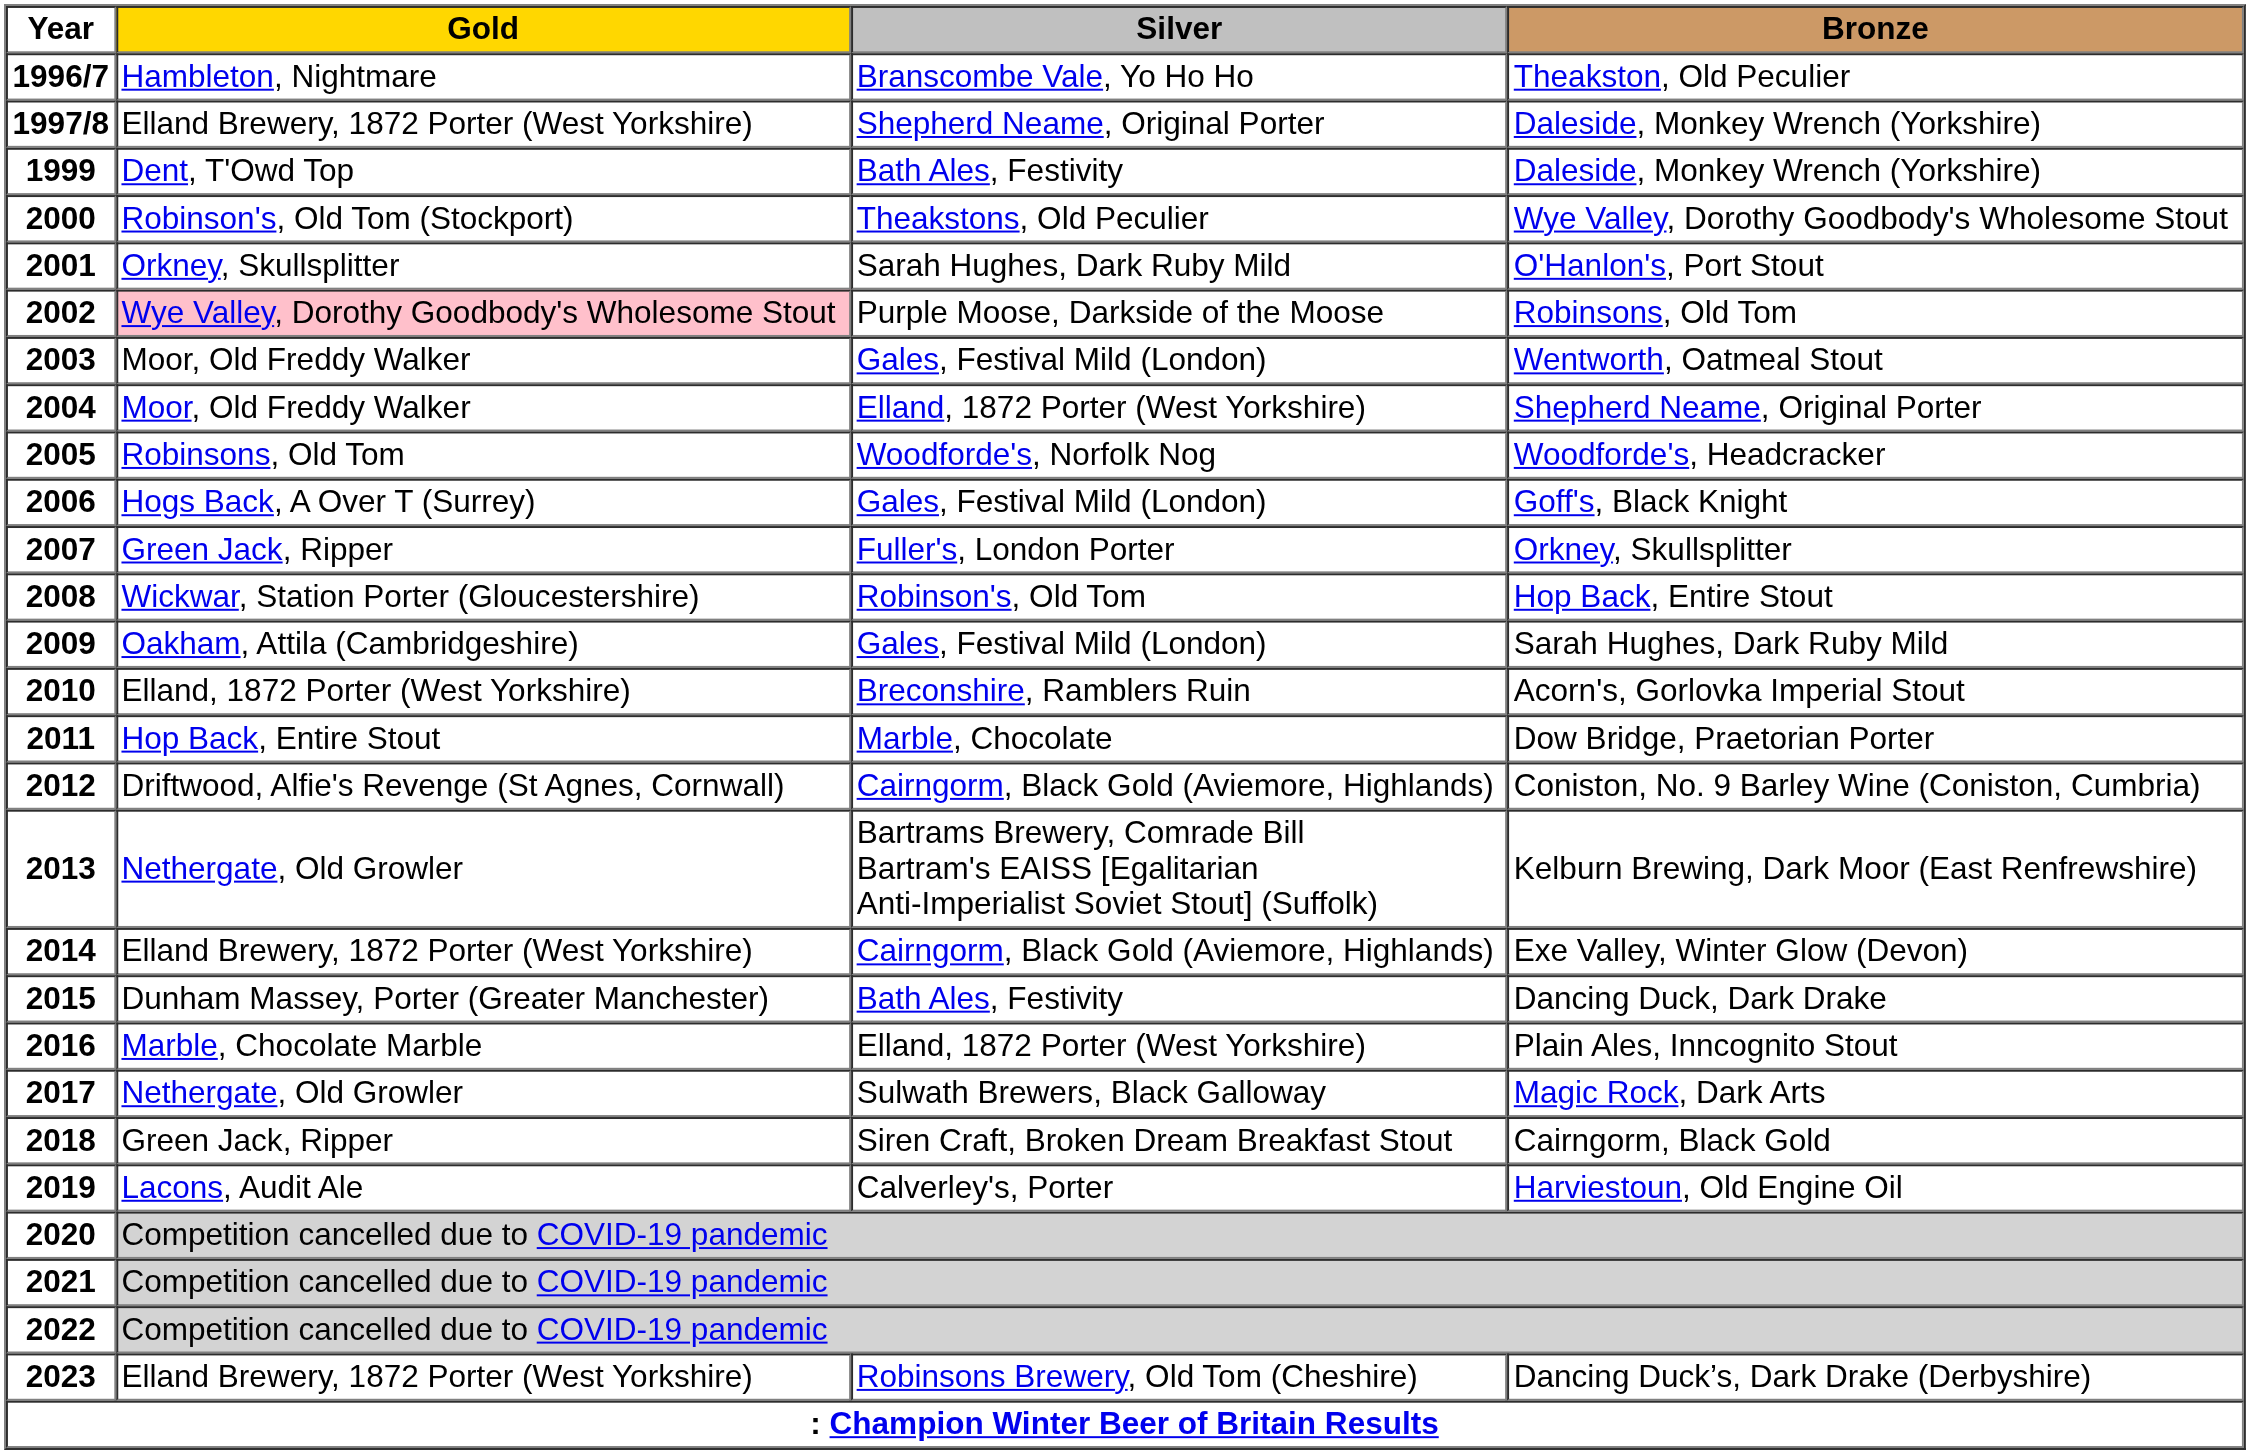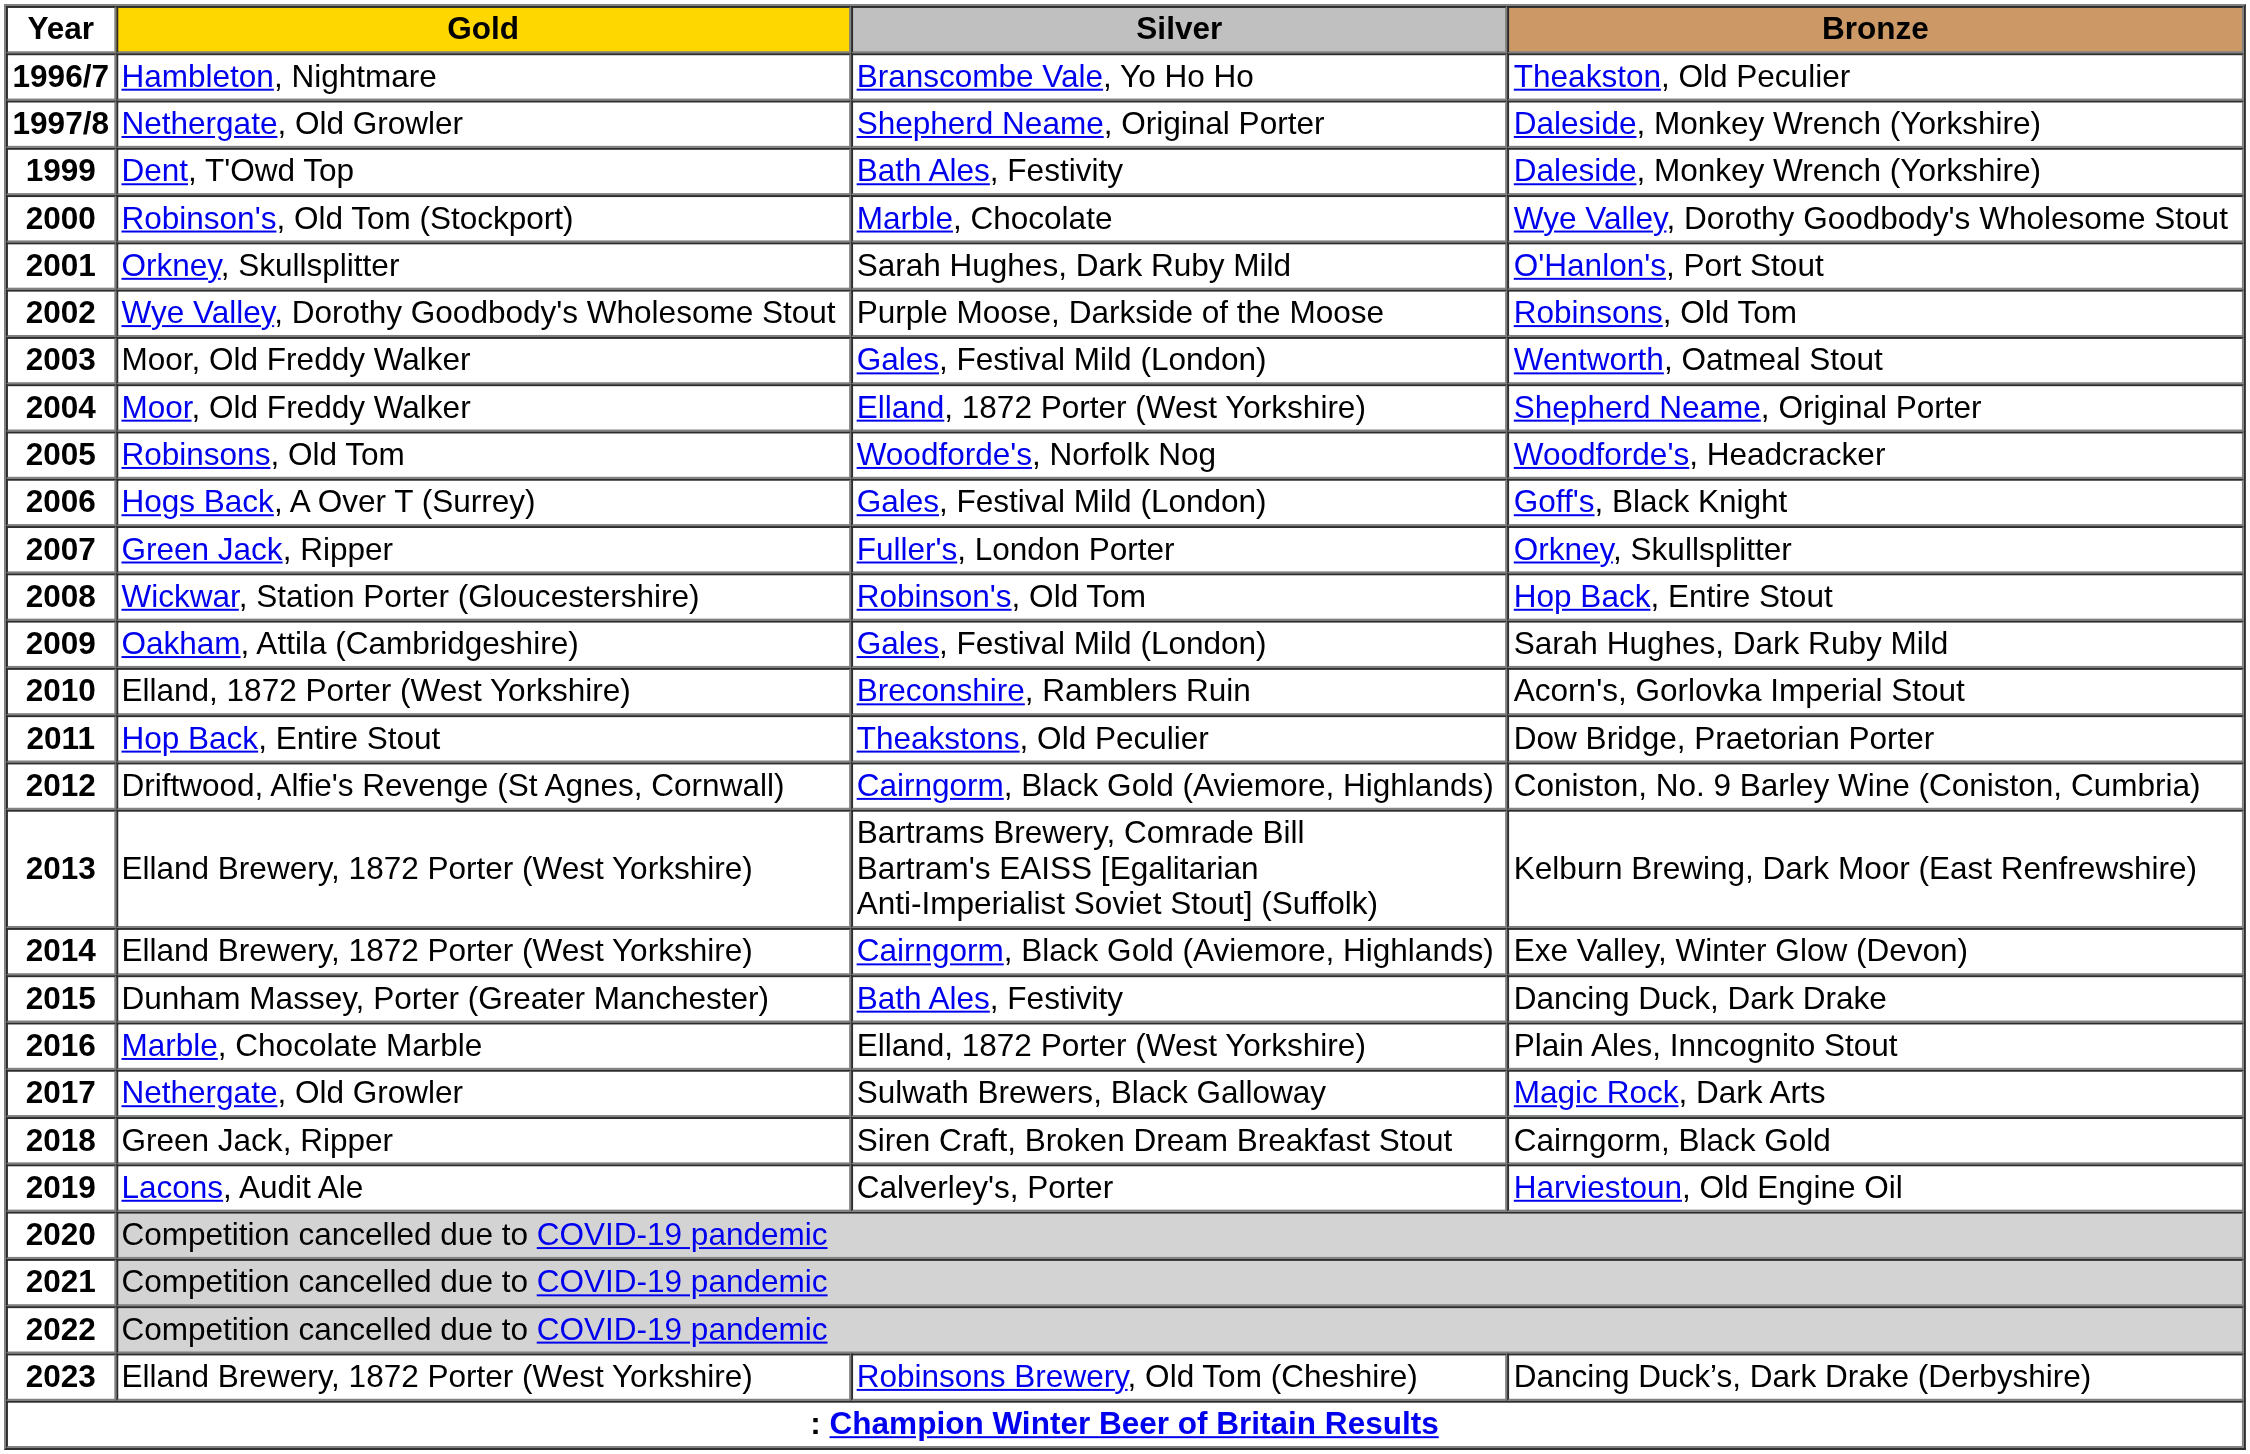(437, 123) Elland Brewery, 1872 Porter (West Yorkshire) -> (292, 123) Nethergate, Old Growler
(1033, 218) Theakstons, Old Peculier -> (985, 218) Marble, Chocolate
(479, 312) pink background -> (479, 312) no background
(985, 738) Marble, Chocolate -> (1033, 738) Theakstons, Old Peculier
(292, 868) Nethergate, Old Growler -> (437, 868) Elland Brewery, 1872 Porter (West Yorkshire)
